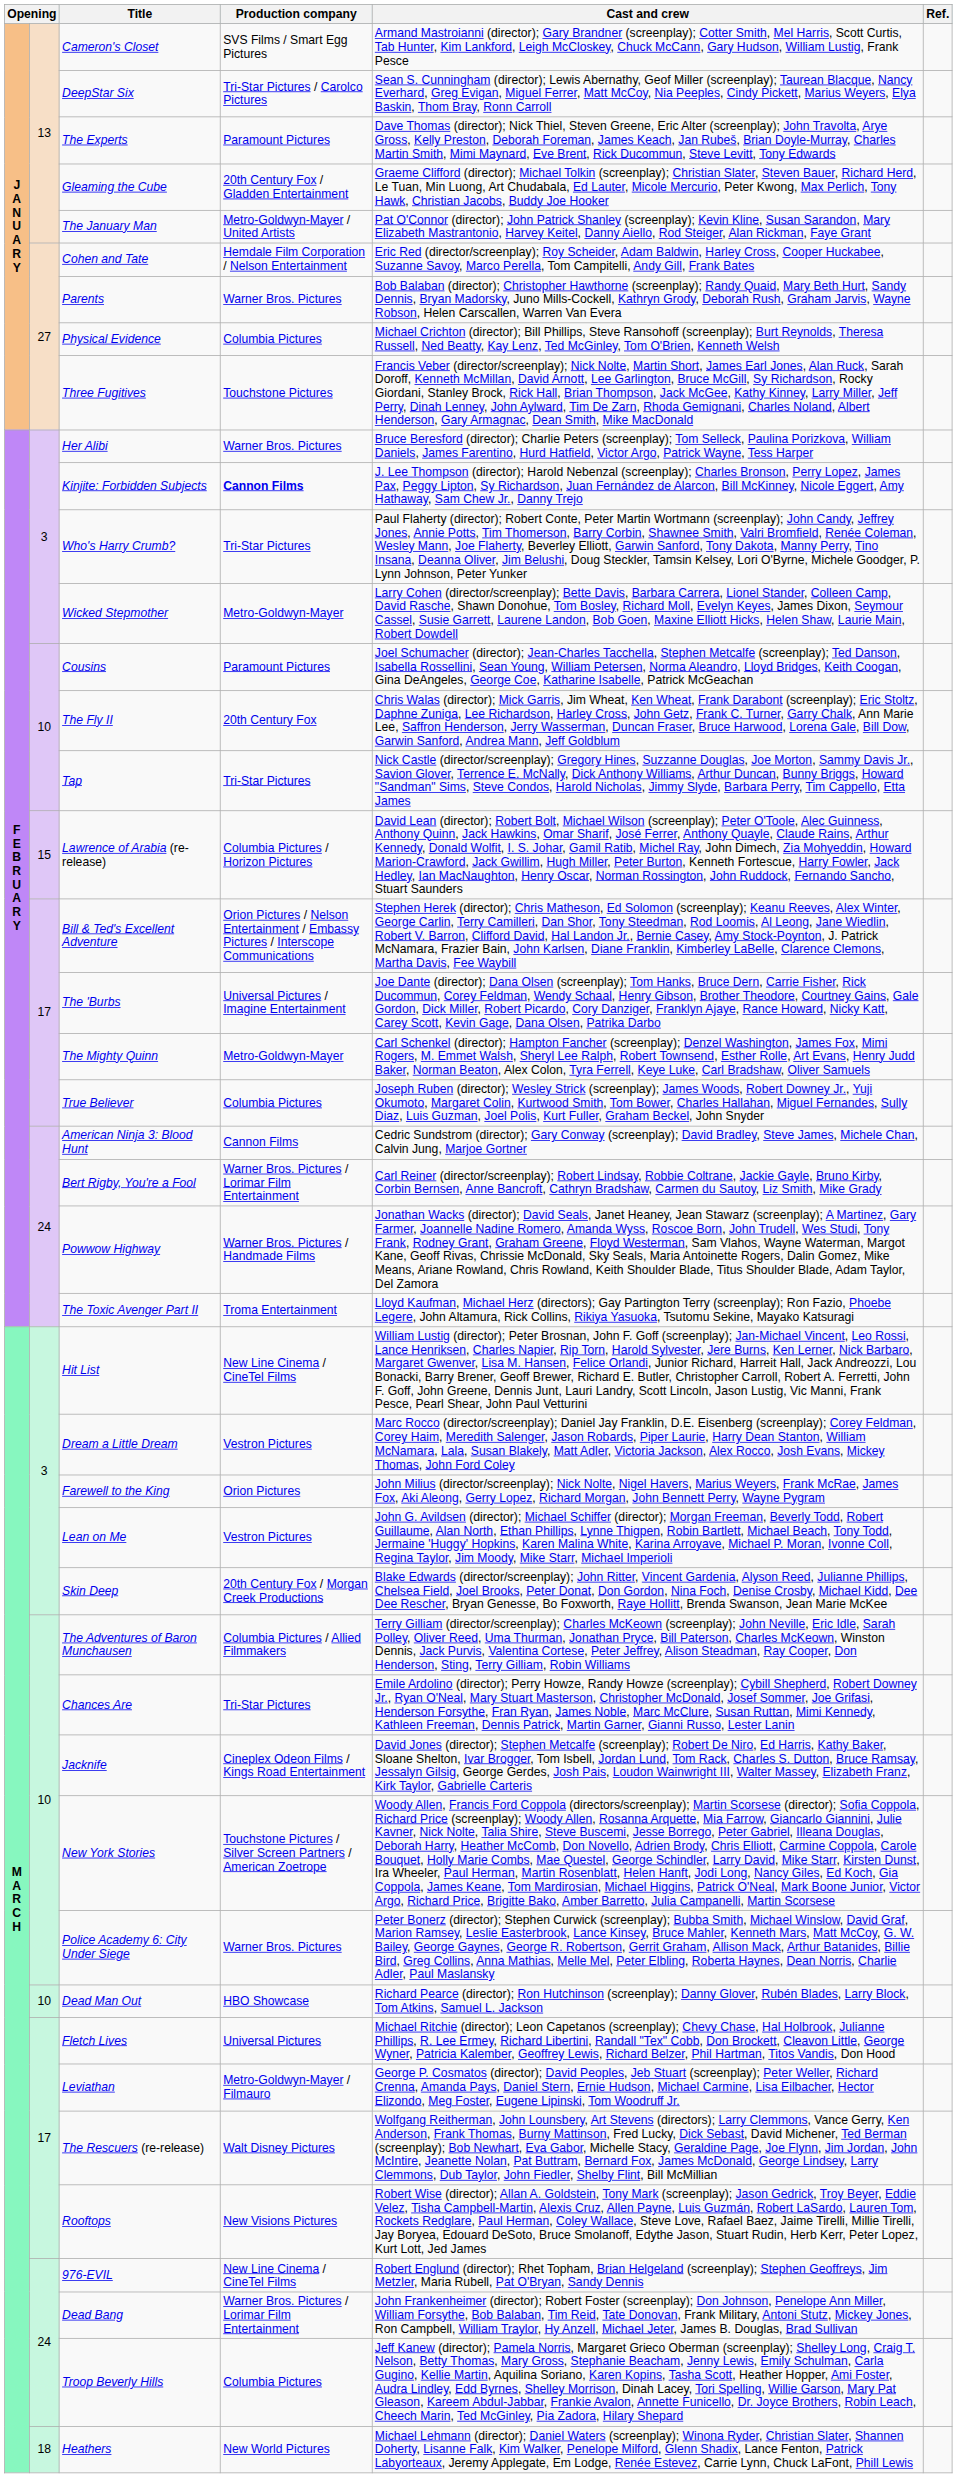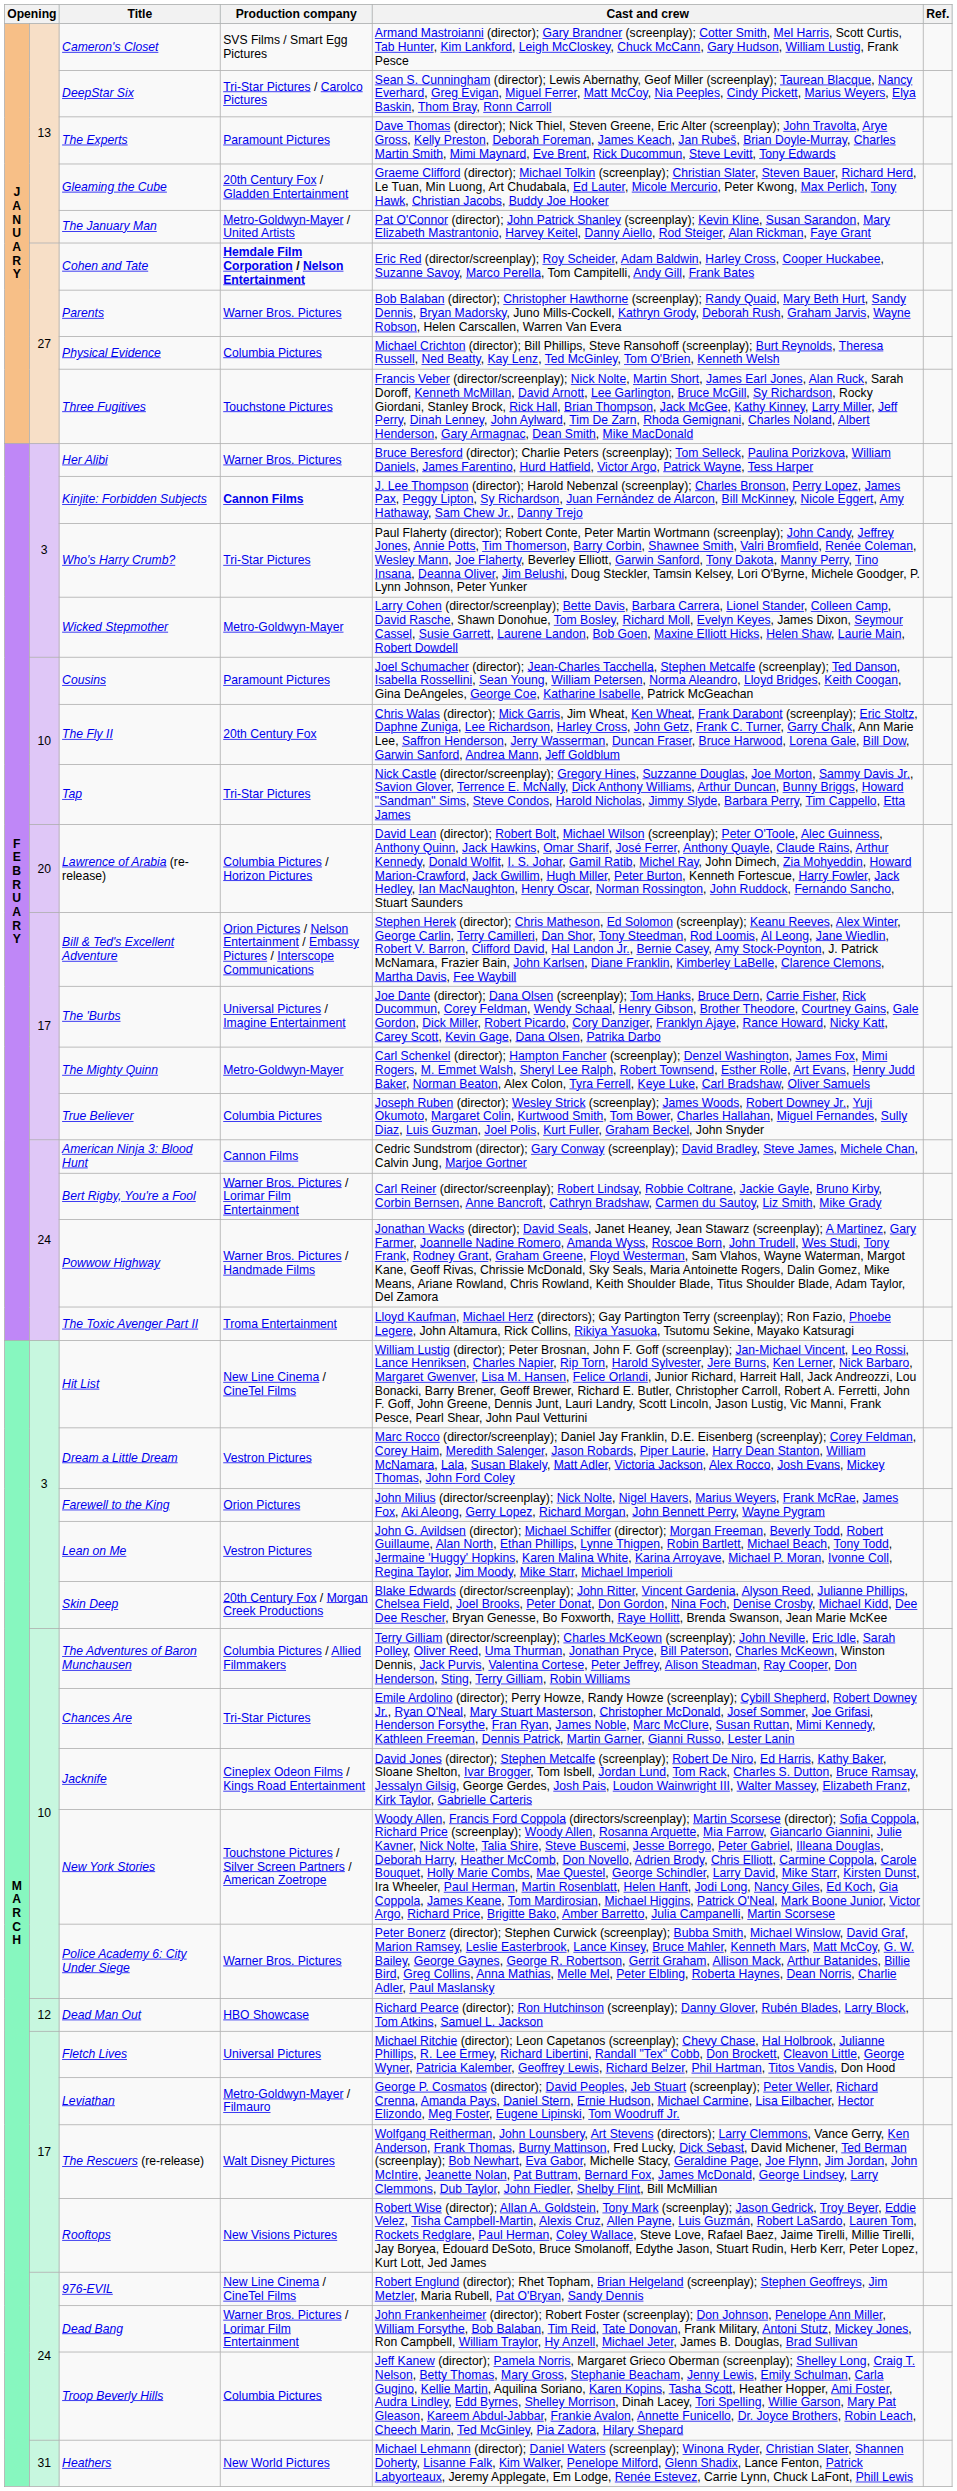(294, 259) normal -> (283, 266) bold
(44, 854) 15 -> (44, 868) 20
(44, 2001) 10 -> (44, 2014) 12
(44, 2449) 18 -> (44, 2463) 31
